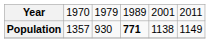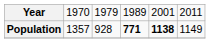(103, 29) 930 -> (103, 29) 928
(163, 29) normal -> (163, 29) bold
